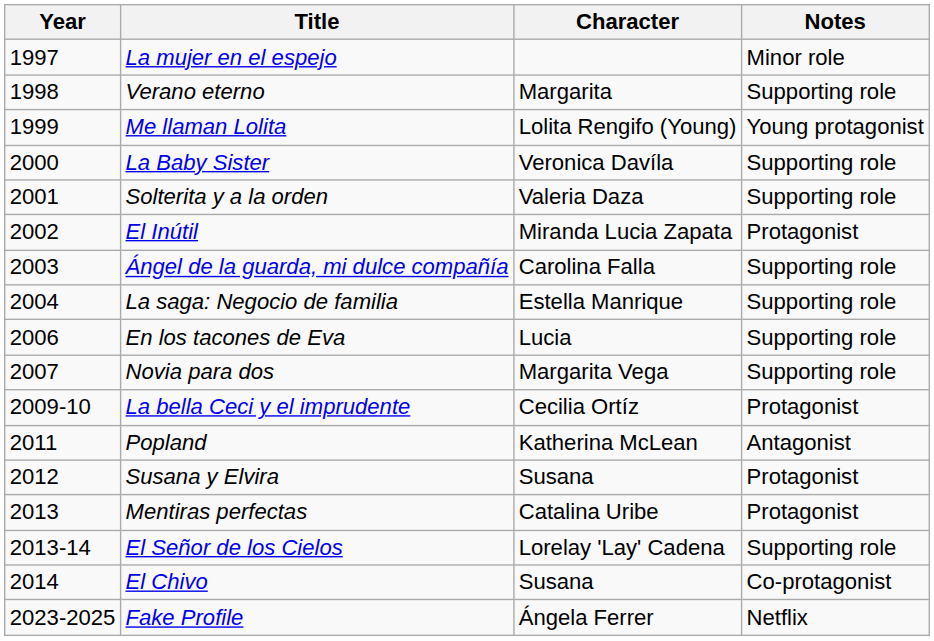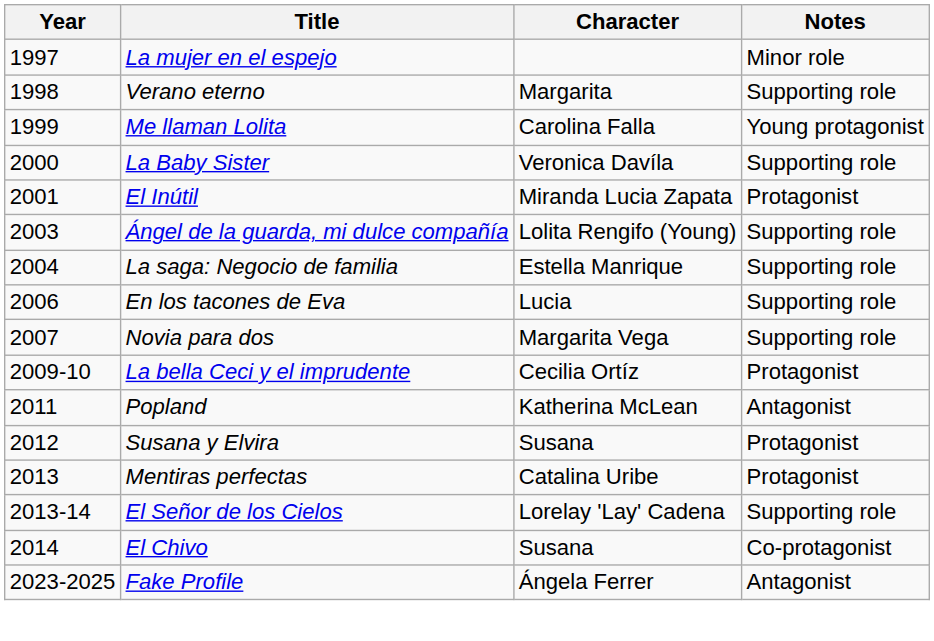(628, 127) Lolita Rengifo (Young) -> (587, 127) Carolina Falla
- row: (227, 197)
(34, 232) 2002 -> (34, 197) 2001
(587, 267) Carolina Falla -> (628, 232) Lolita Rengifo (Young)
(777, 617) Netflix -> (799, 582) Antagonist
